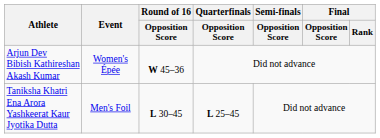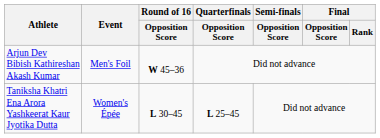(110, 65) Women's Épée -> (110, 65) Men's Foil
(110, 108) Men's Foil -> (110, 108) Women's Épée
